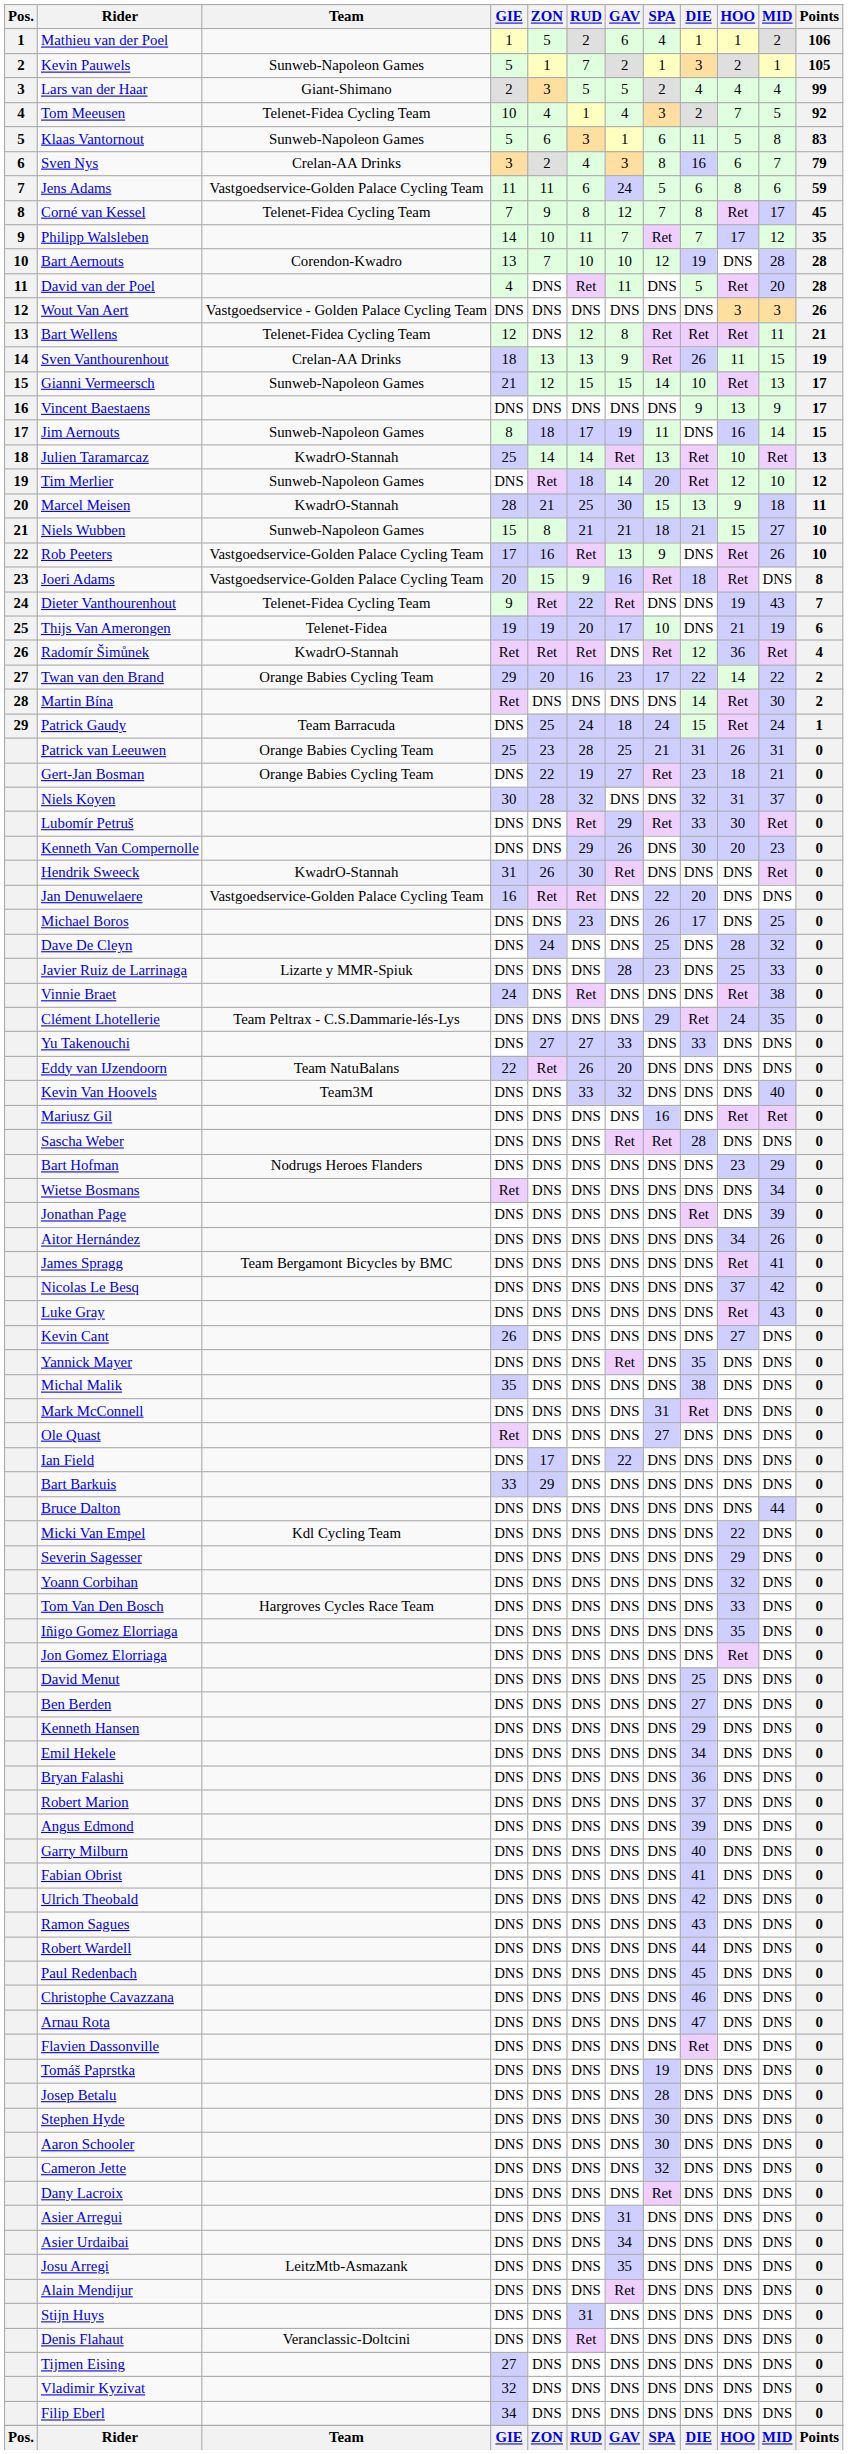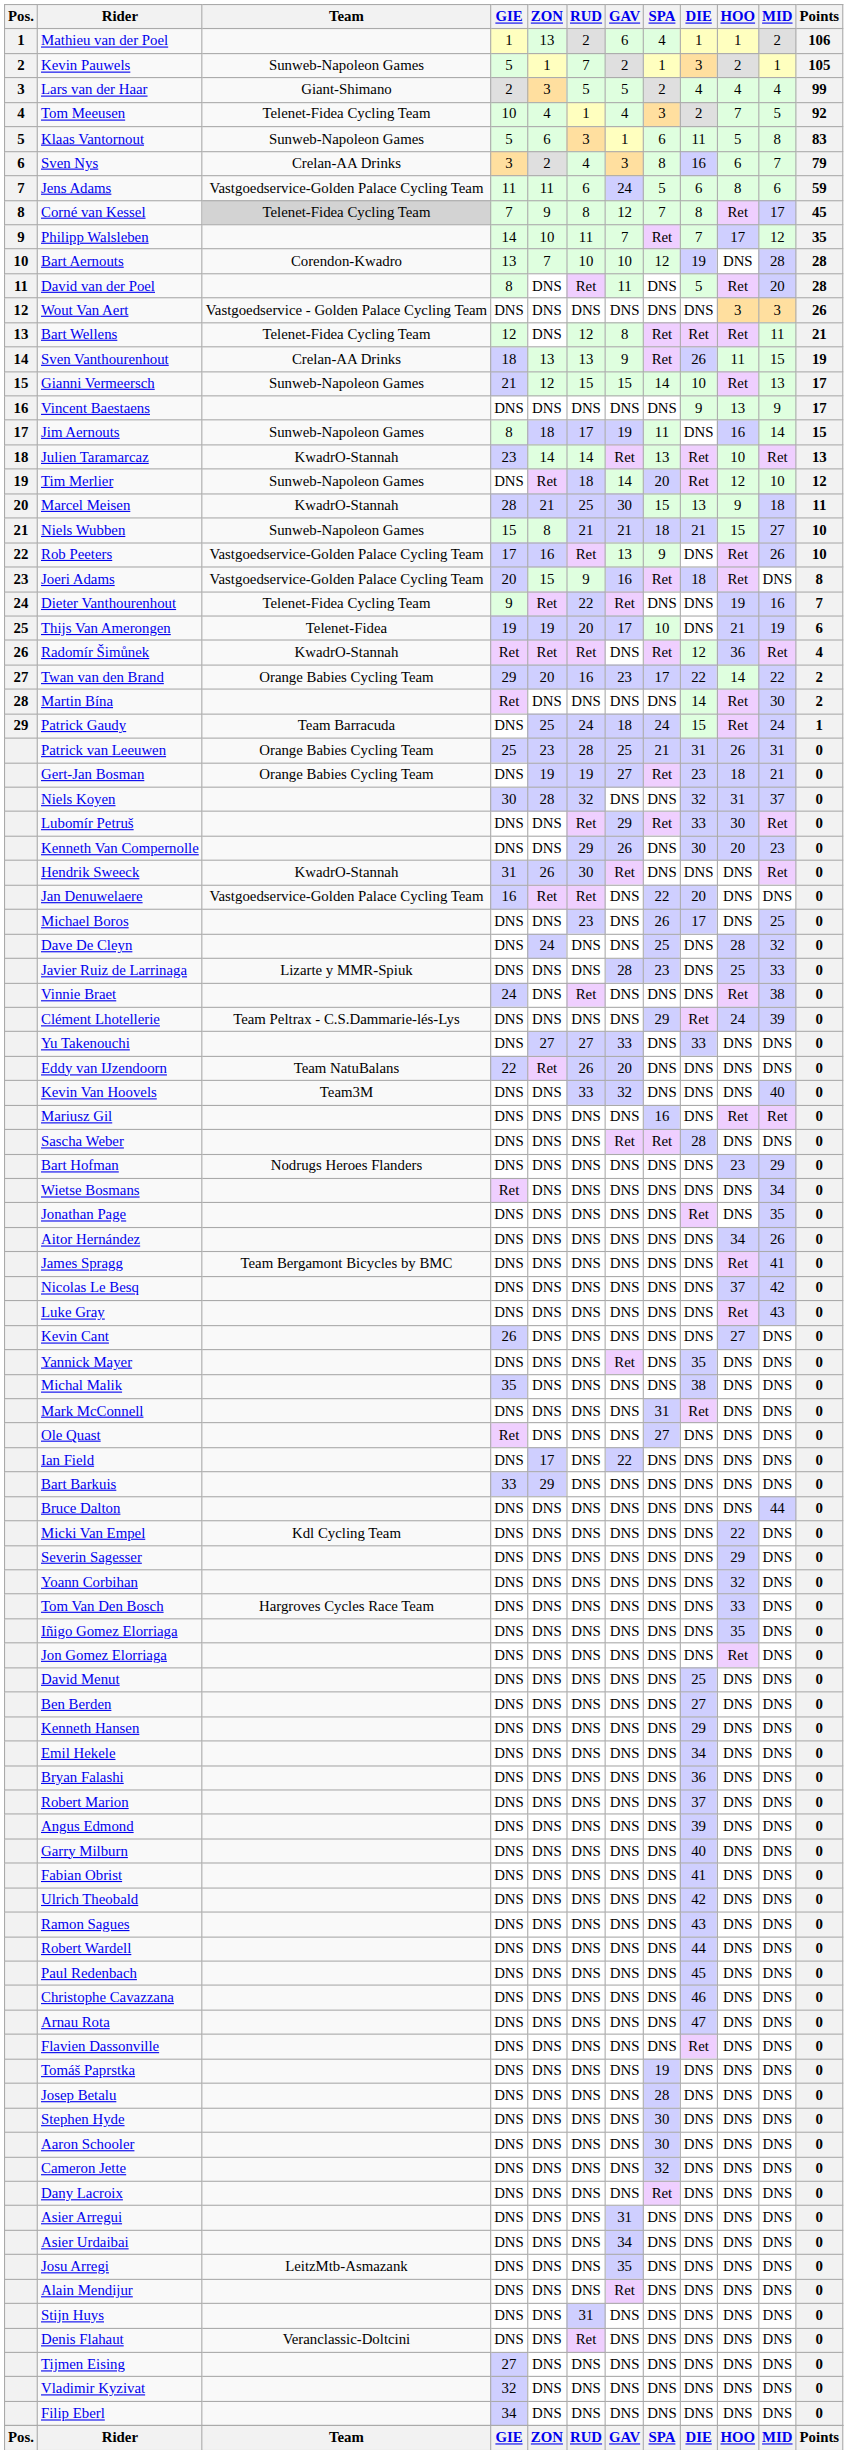(547, 40) 5 -> (547, 40) 13
(346, 211) no background -> (346, 211) lightgrey background
(509, 285) 4 -> (509, 285) 8
(509, 456) 25 -> (509, 456) 23
(777, 603) 43 -> (777, 603) 16
(547, 774) 22 -> (547, 774) 19
(777, 1019) 35 -> (777, 1019) 39
(777, 1214) 39 -> (777, 1214) 35
